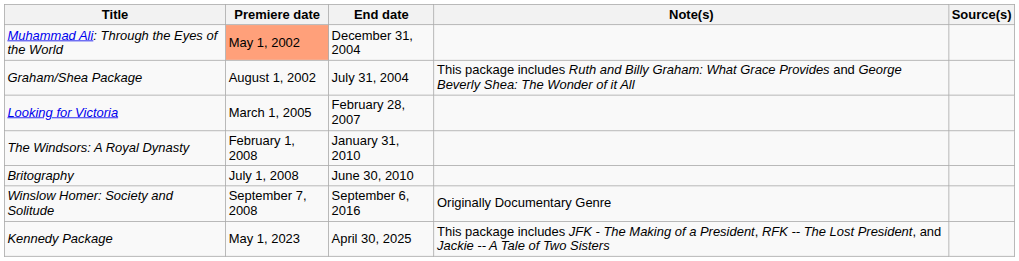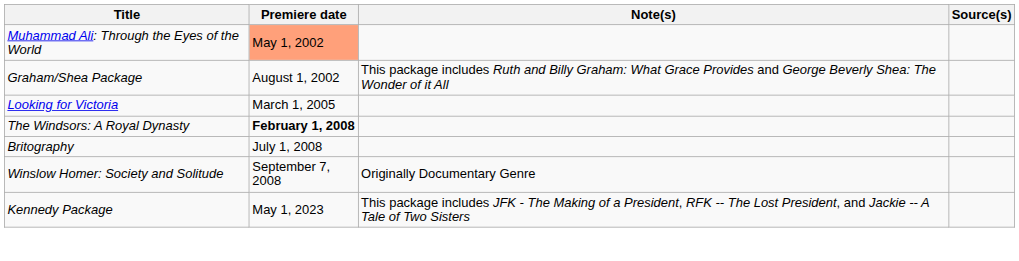- column: (381, 14)
(262, 148) normal -> (304, 126) bold
